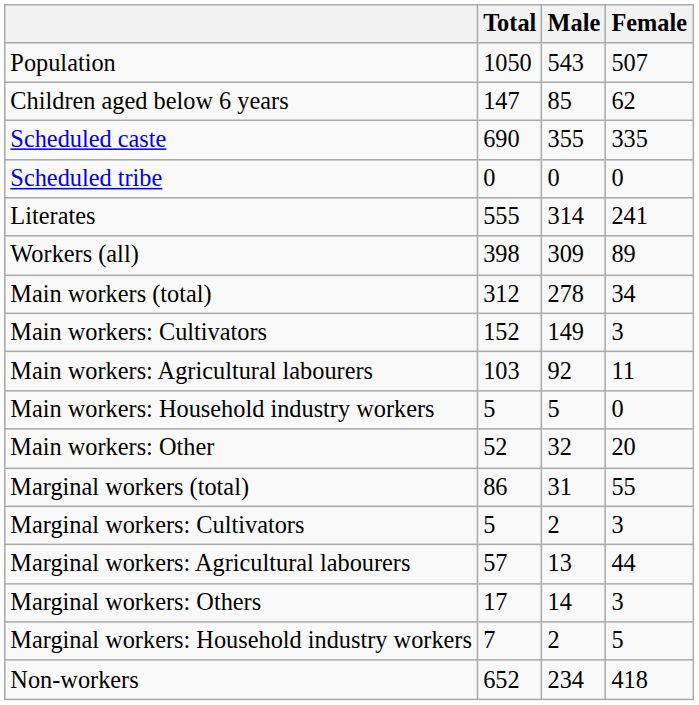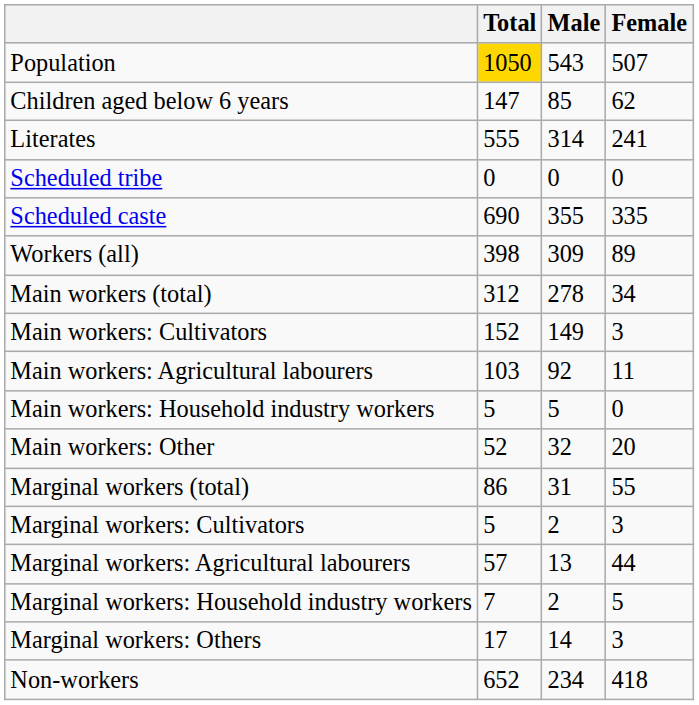(507, 62) no background -> (507, 62) gold background
rows swapped: (88, 139) <-> (53, 216)
rows swapped: (241, 640) <-> (136, 602)
